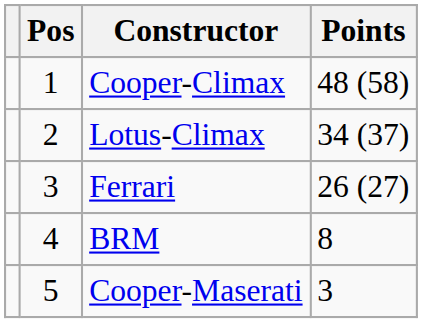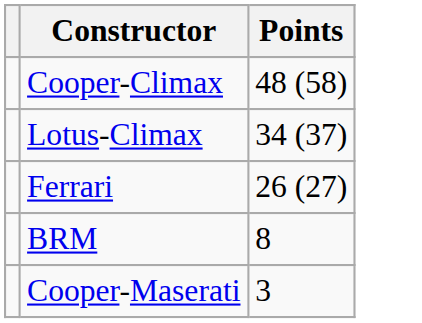- column: (51, 30)
